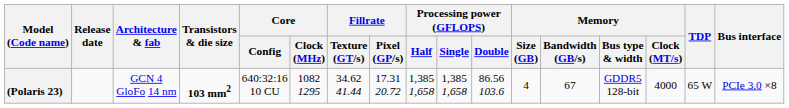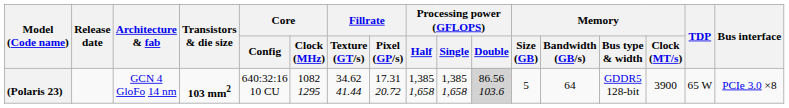(491, 85) no background -> (491, 85) lightgrey background
(526, 85) 4 -> (526, 85) 5
(570, 85) 67 -> (570, 85) 64
(666, 85) 4000 -> (666, 85) 3900
